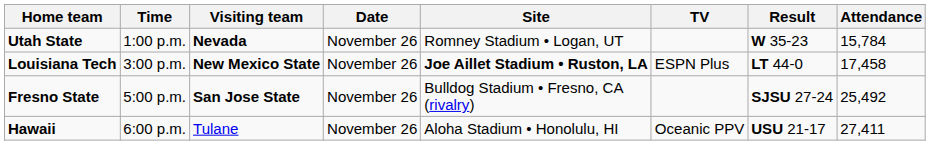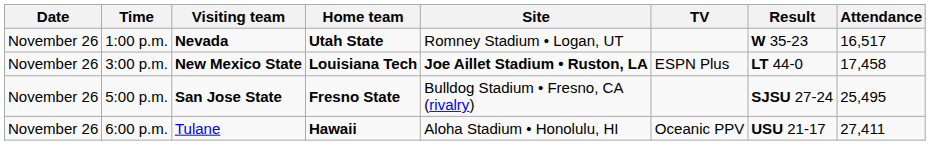columns swapped: (372, 17) <-> (62, 17)
(863, 40) 15,784 -> (863, 40) 16,517
(863, 96) 25,492 -> (863, 96) 25,495
